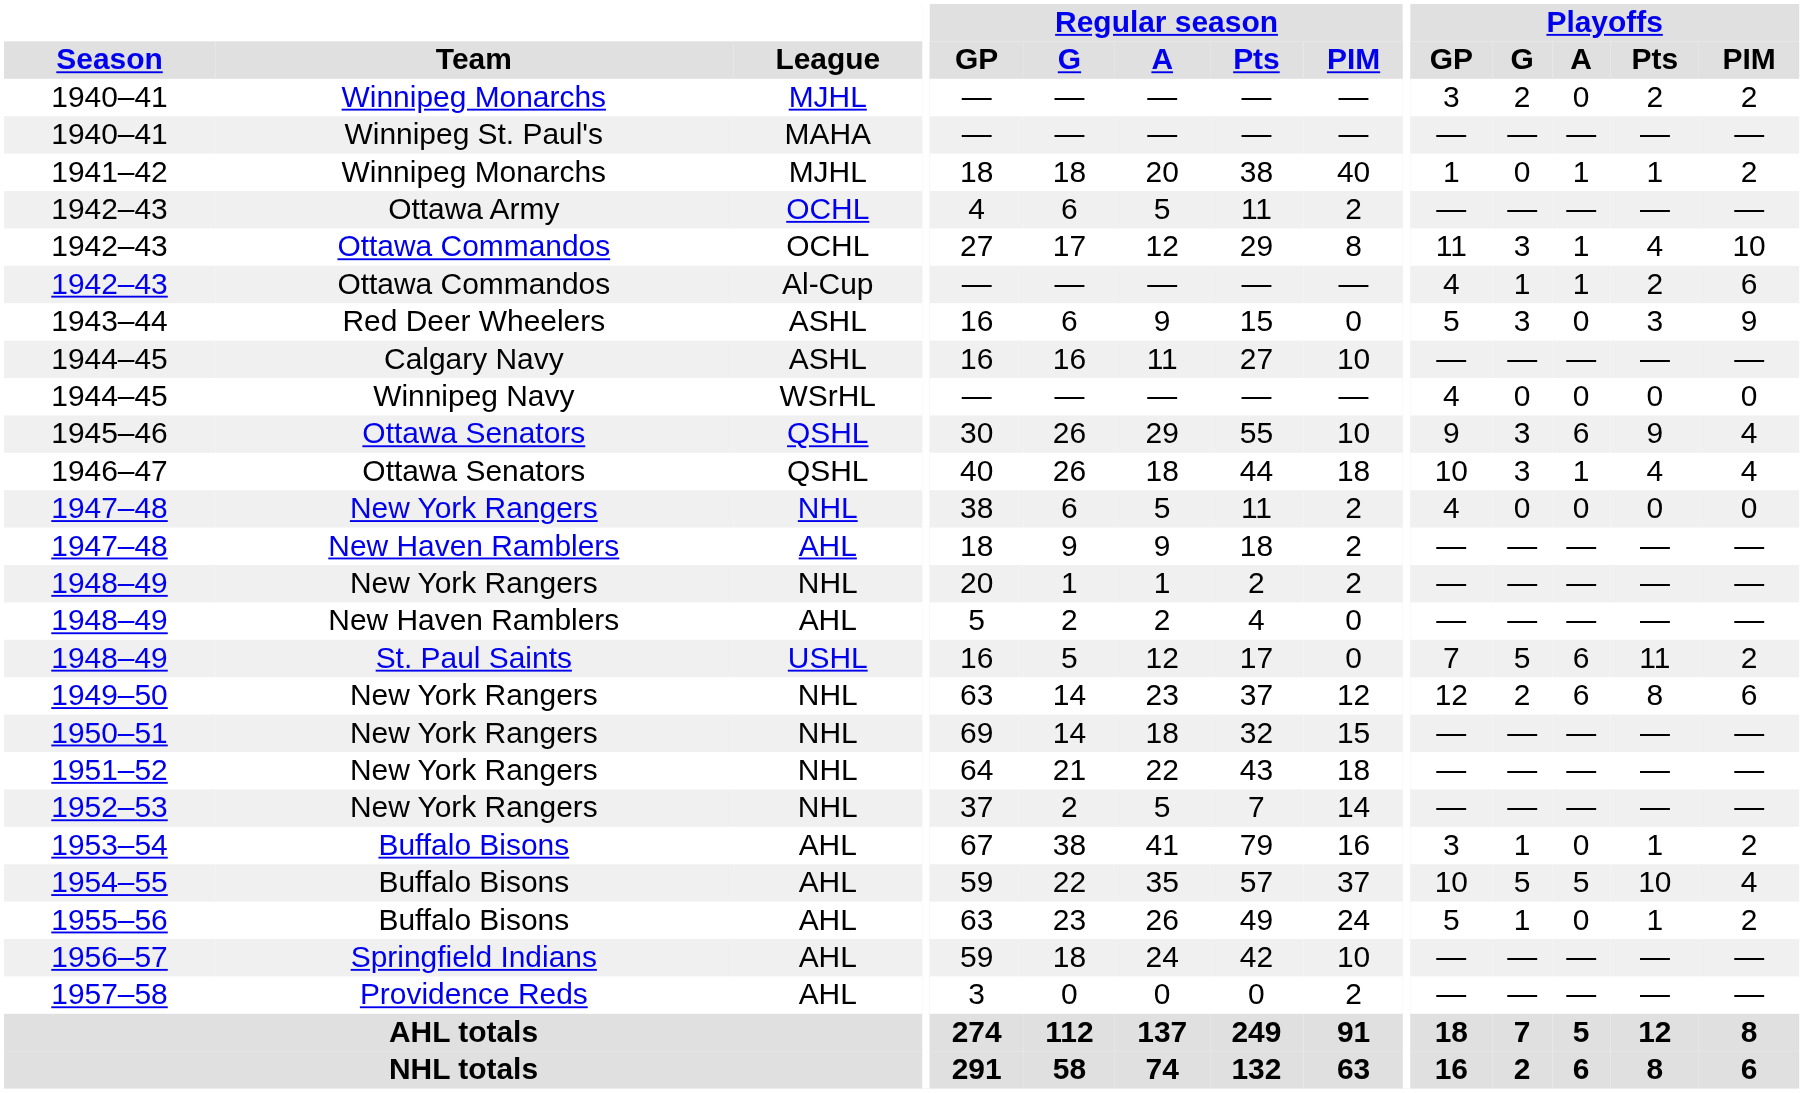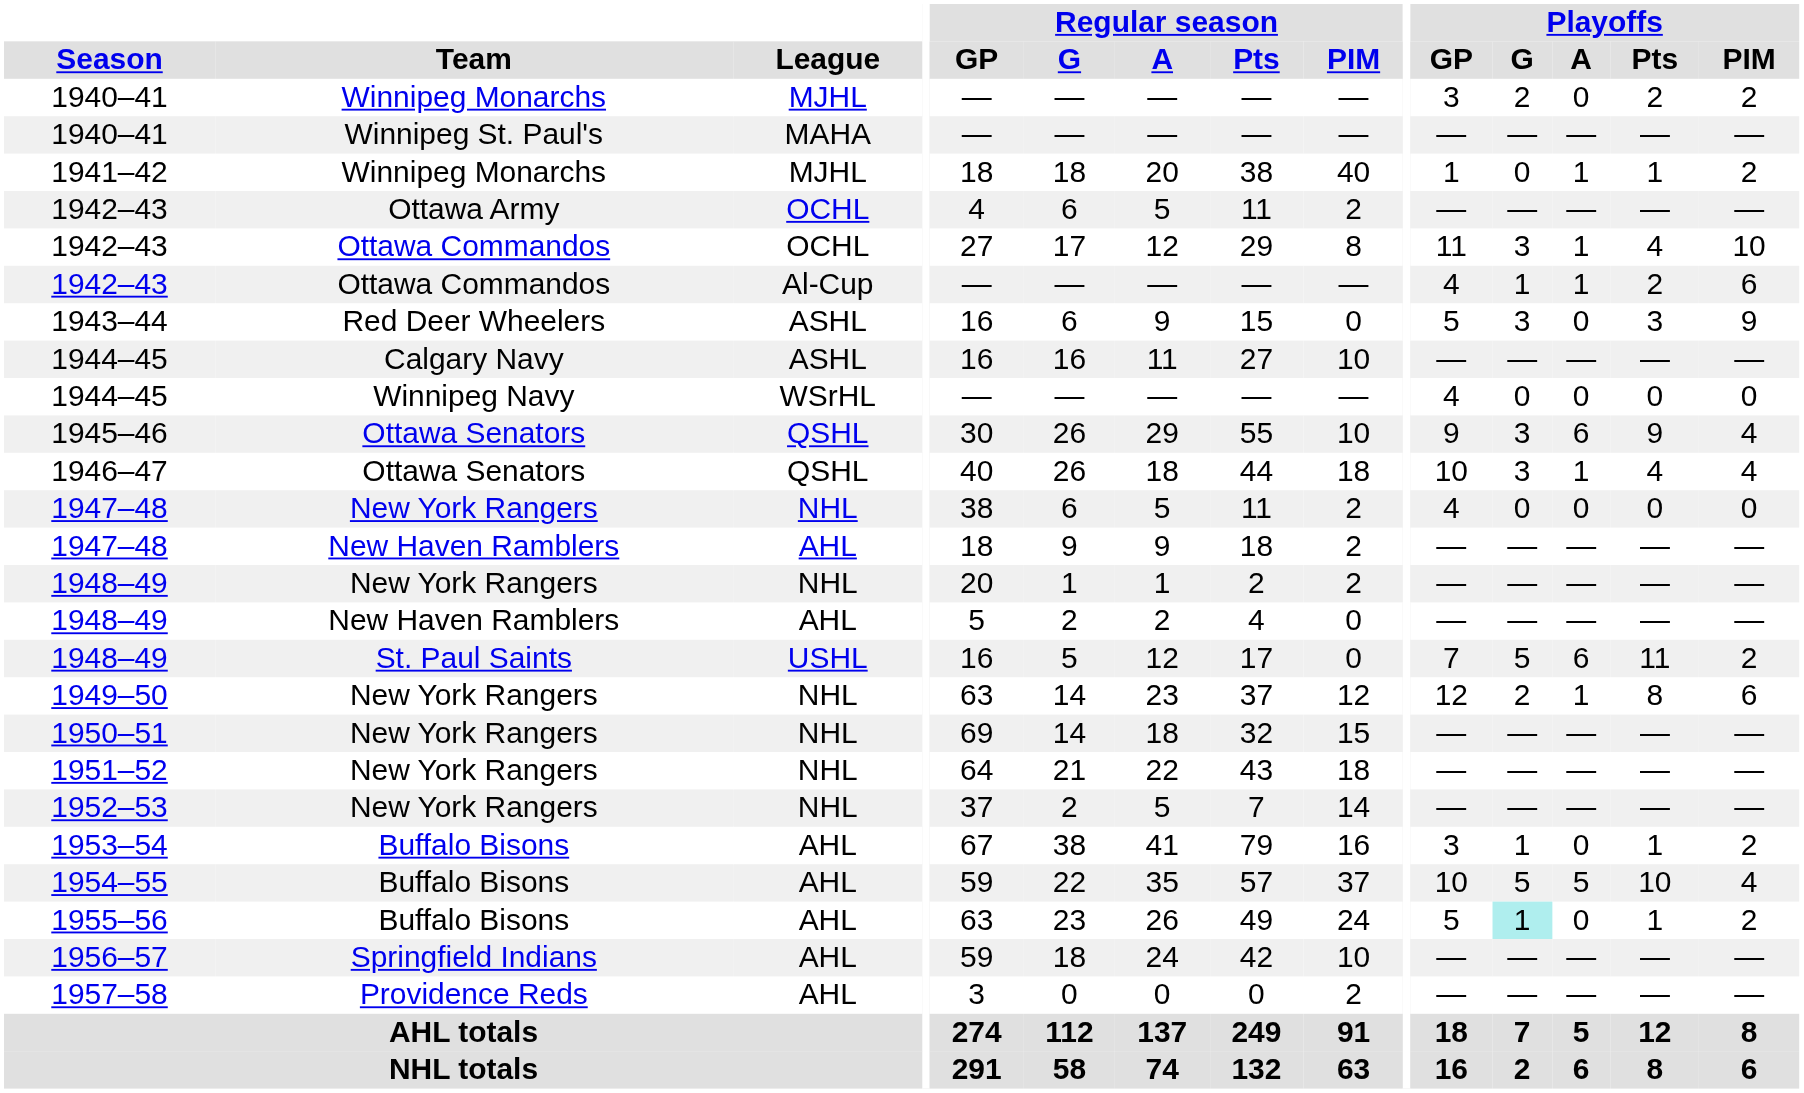(1581, 695) 6 -> (1581, 695) 1
(1522, 919) no background -> (1522, 919) paleturquoise background
